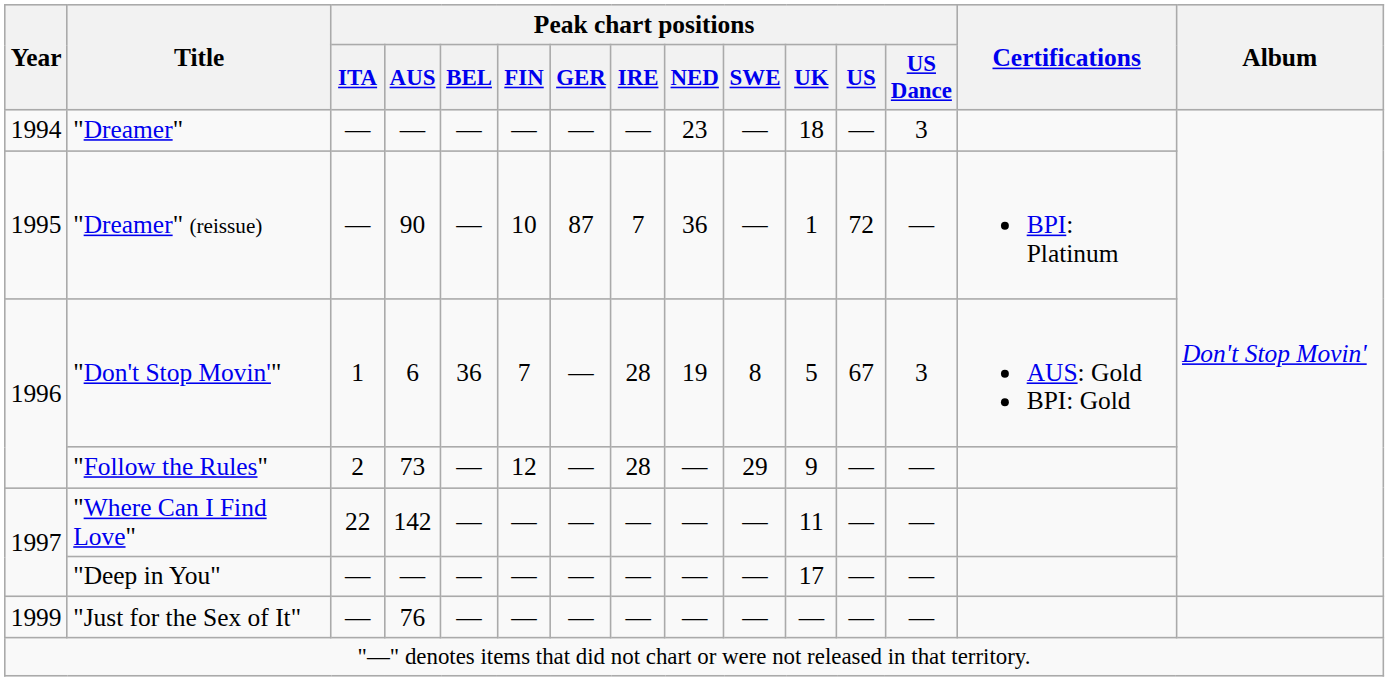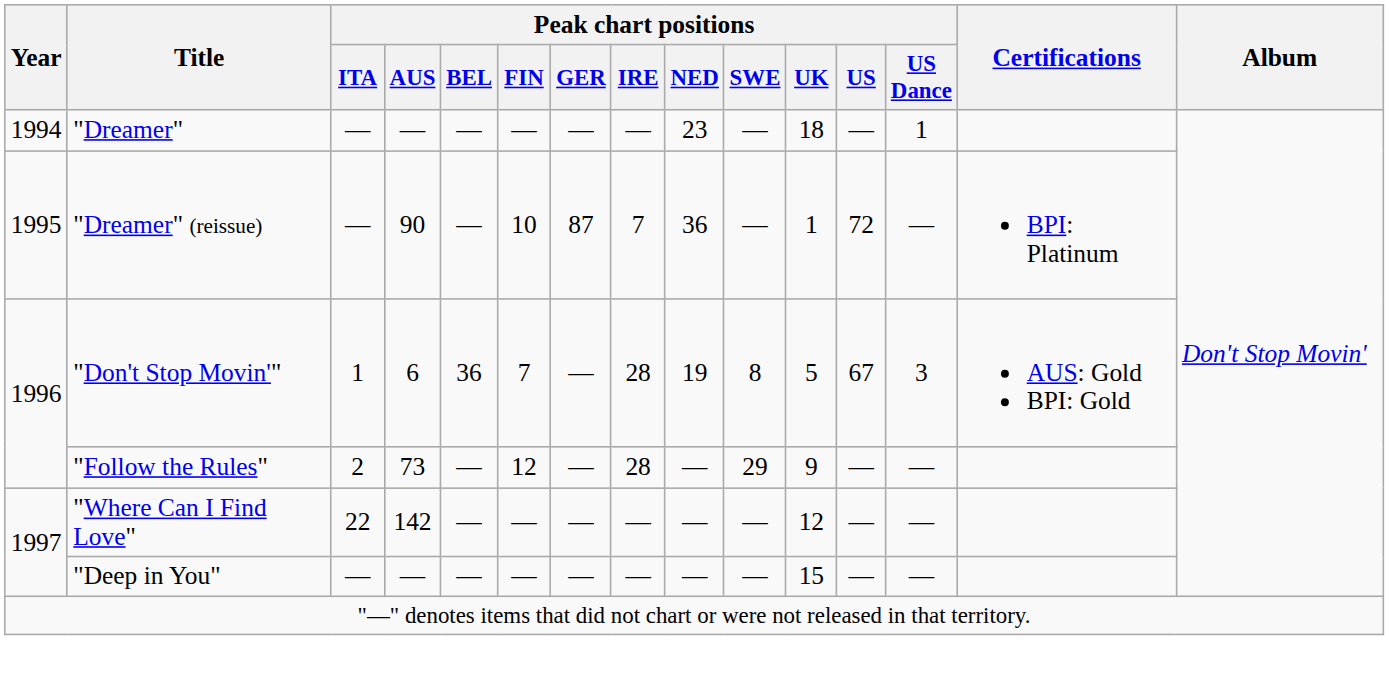(921, 129) 3 -> (921, 129) 1
(811, 521) 11 -> (811, 521) 12
(811, 576) 17 -> (811, 576) 15
- row: (187, 616)
